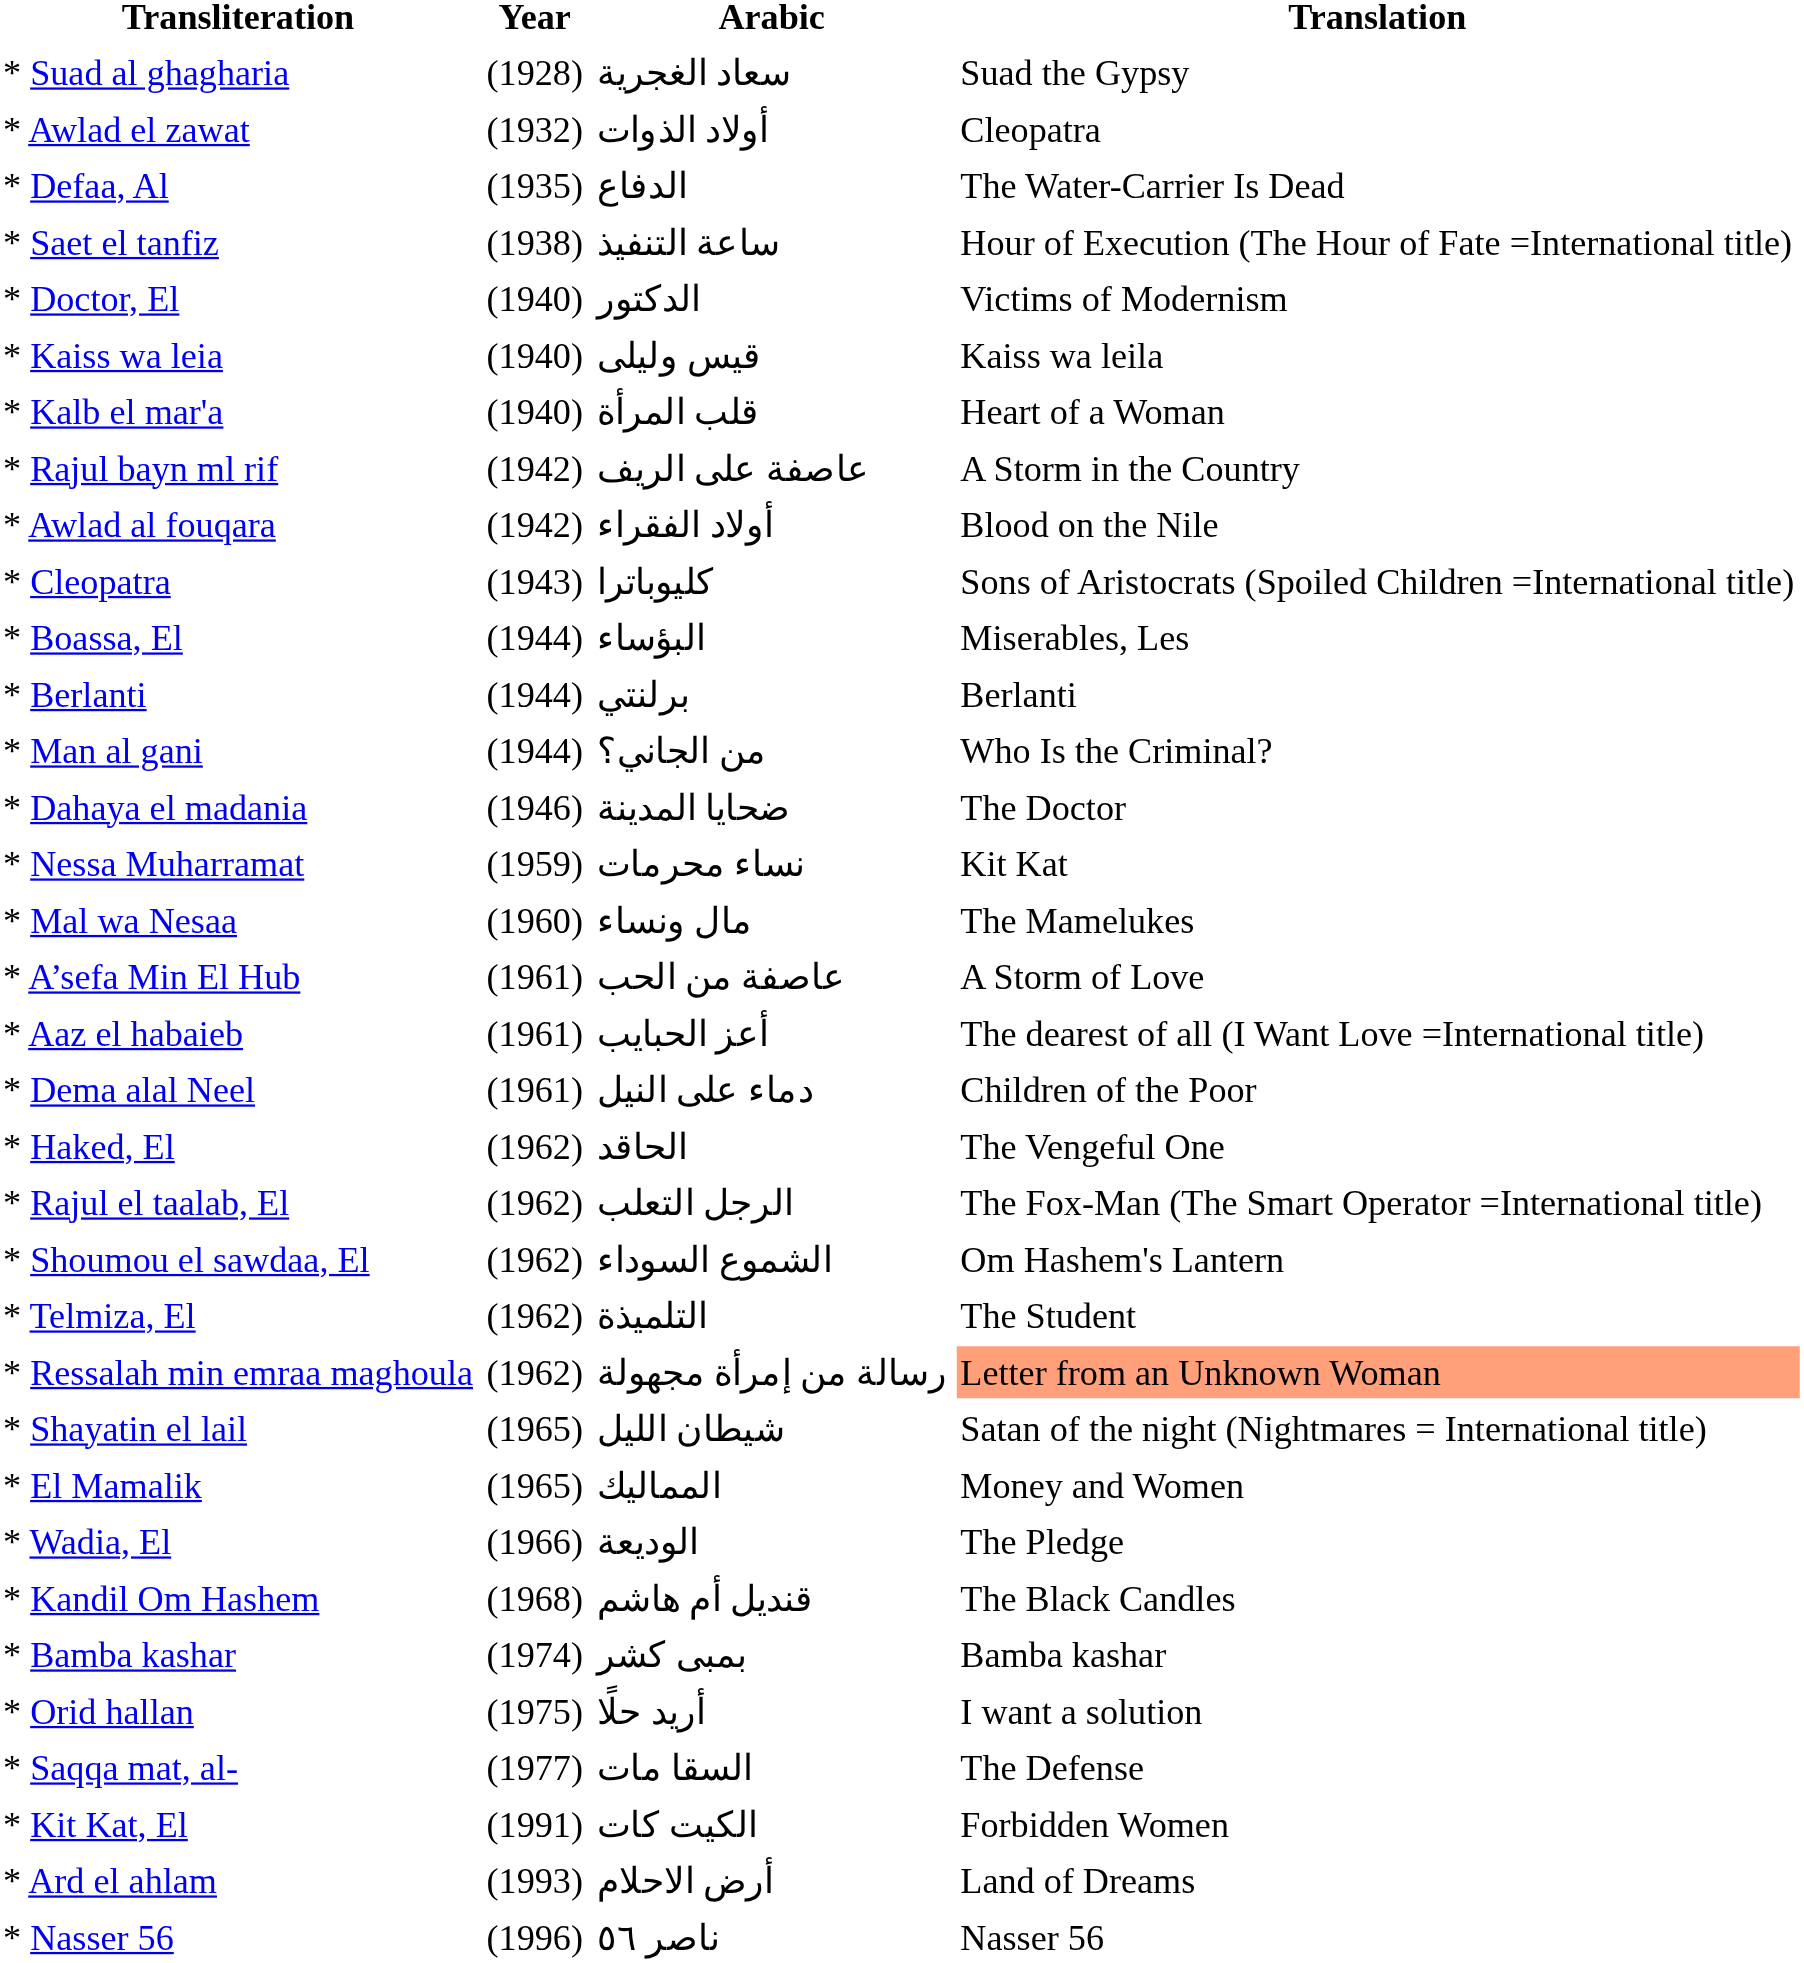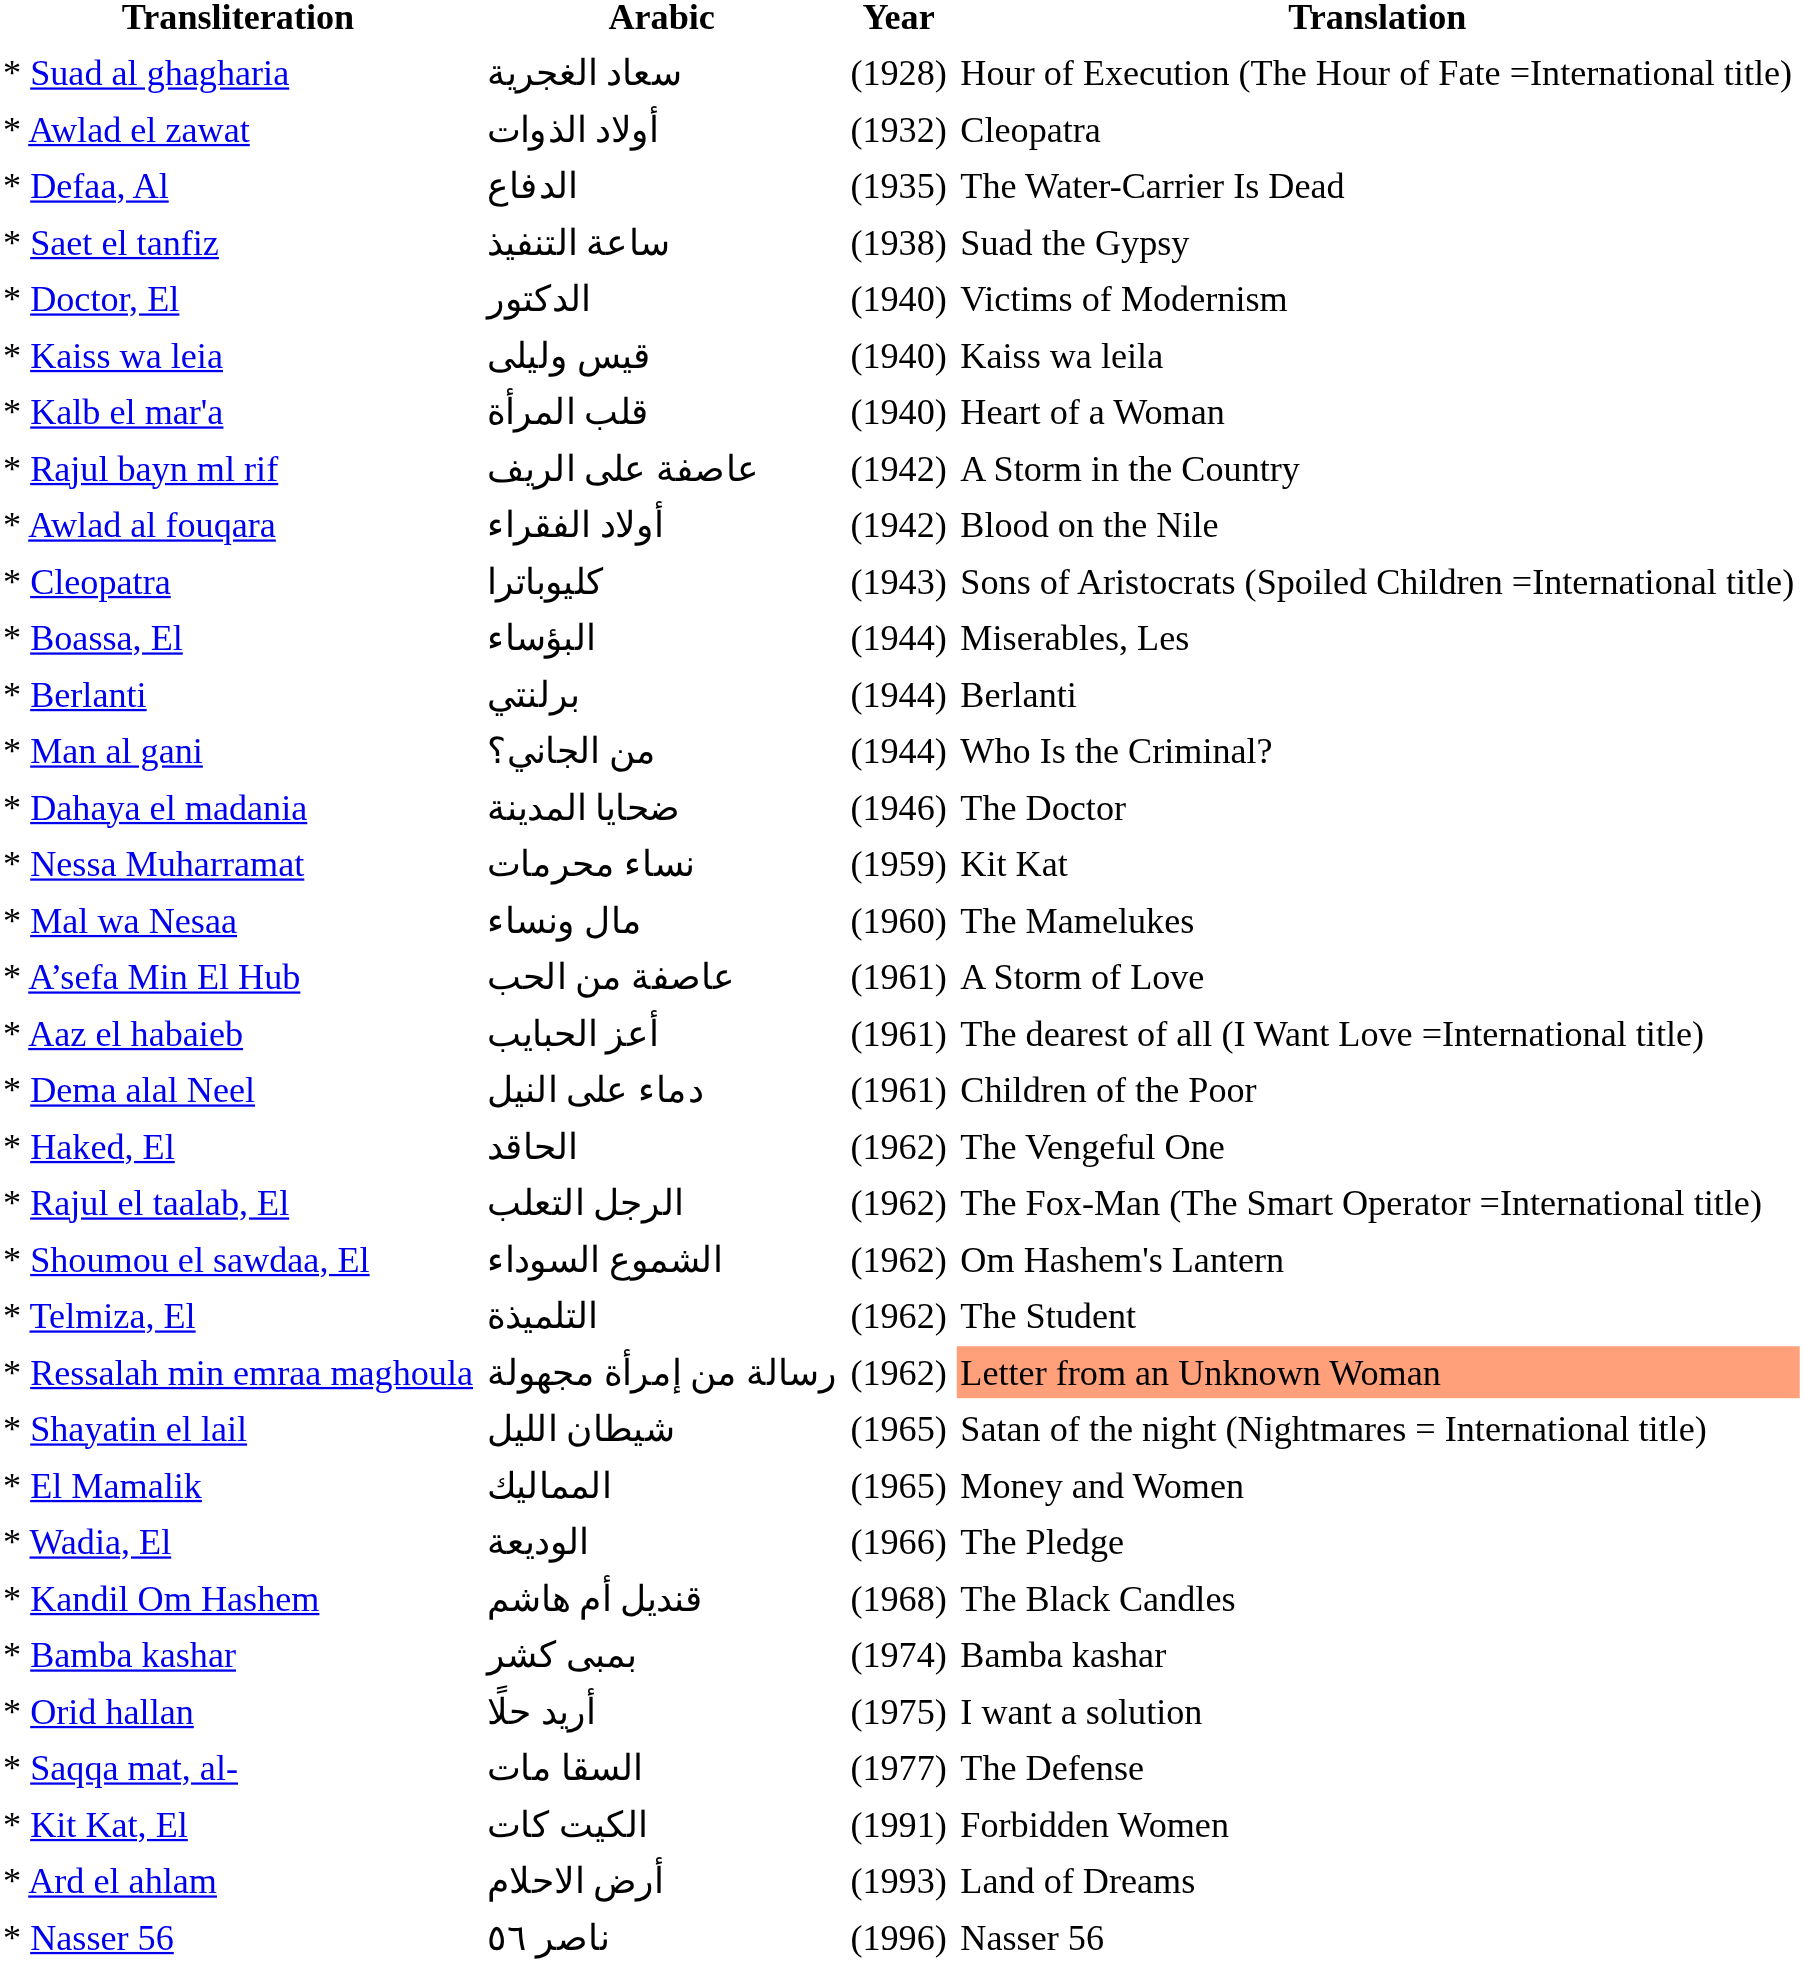columns swapped: (535, 16) <-> (772, 16)
(1075, 72) Suad the Gypsy -> (1376, 72) Hour of Execution (The Hour of Fate =International title)
(1376, 241) Hour of Execution (The Hour of Fate =International title) -> (1075, 241) Suad the Gypsy
